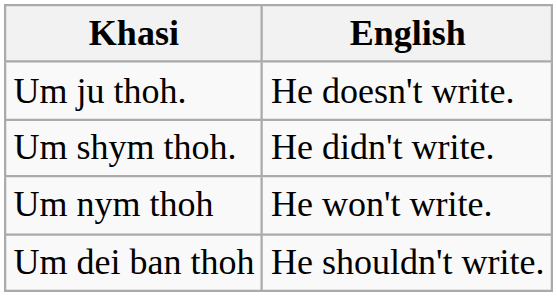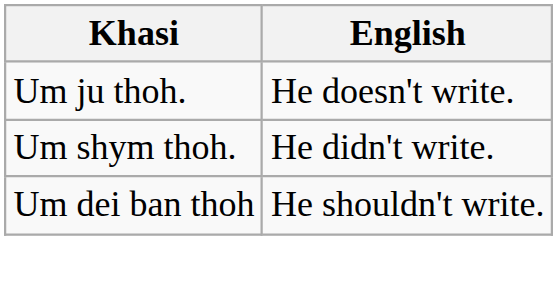- row: (113, 204)
